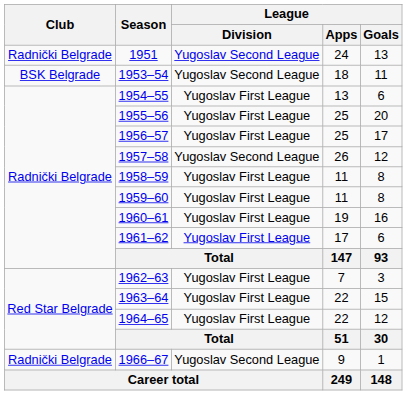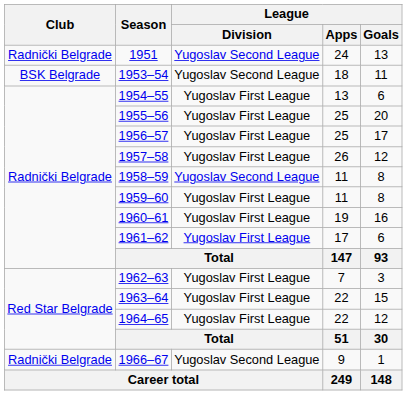(247, 156) Yugoslav Second League -> (247, 156) Yugoslav First League
(247, 177) Yugoslav First League -> (247, 177) Yugoslav Second League
